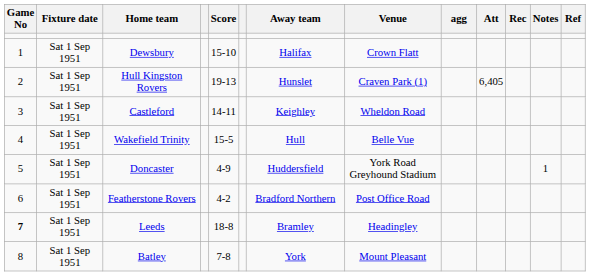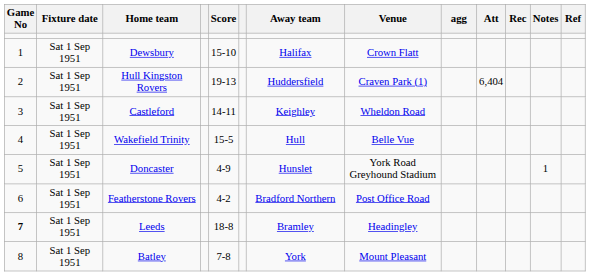(295, 82) Hunslet -> (295, 82) Huddersfield
(491, 82) 6,405 -> (491, 82) 6,404
(295, 169) Huddersfield -> (295, 169) Hunslet
